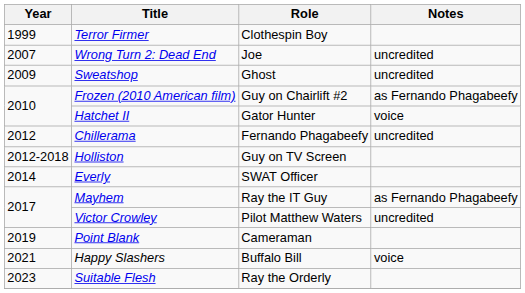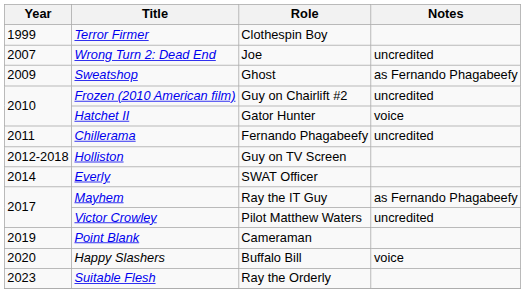(404, 75) uncredited -> (446, 75) as Fernando Phagabeefy
(446, 95) as Fernando Phagabeefy -> (404, 95) uncredited
(22, 136) 2012 -> (21, 136) 2011
(22, 258) 2021 -> (22, 258) 2020
